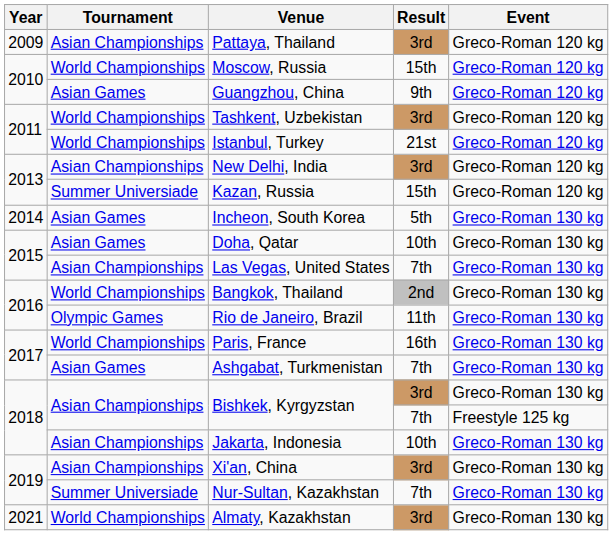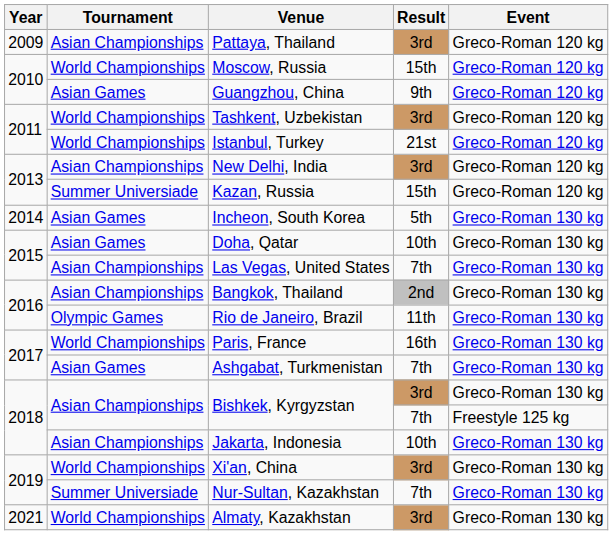(128, 292) World Championships -> (127, 292) Asian Championships
(127, 468) Asian Championships -> (128, 468) World Championships
